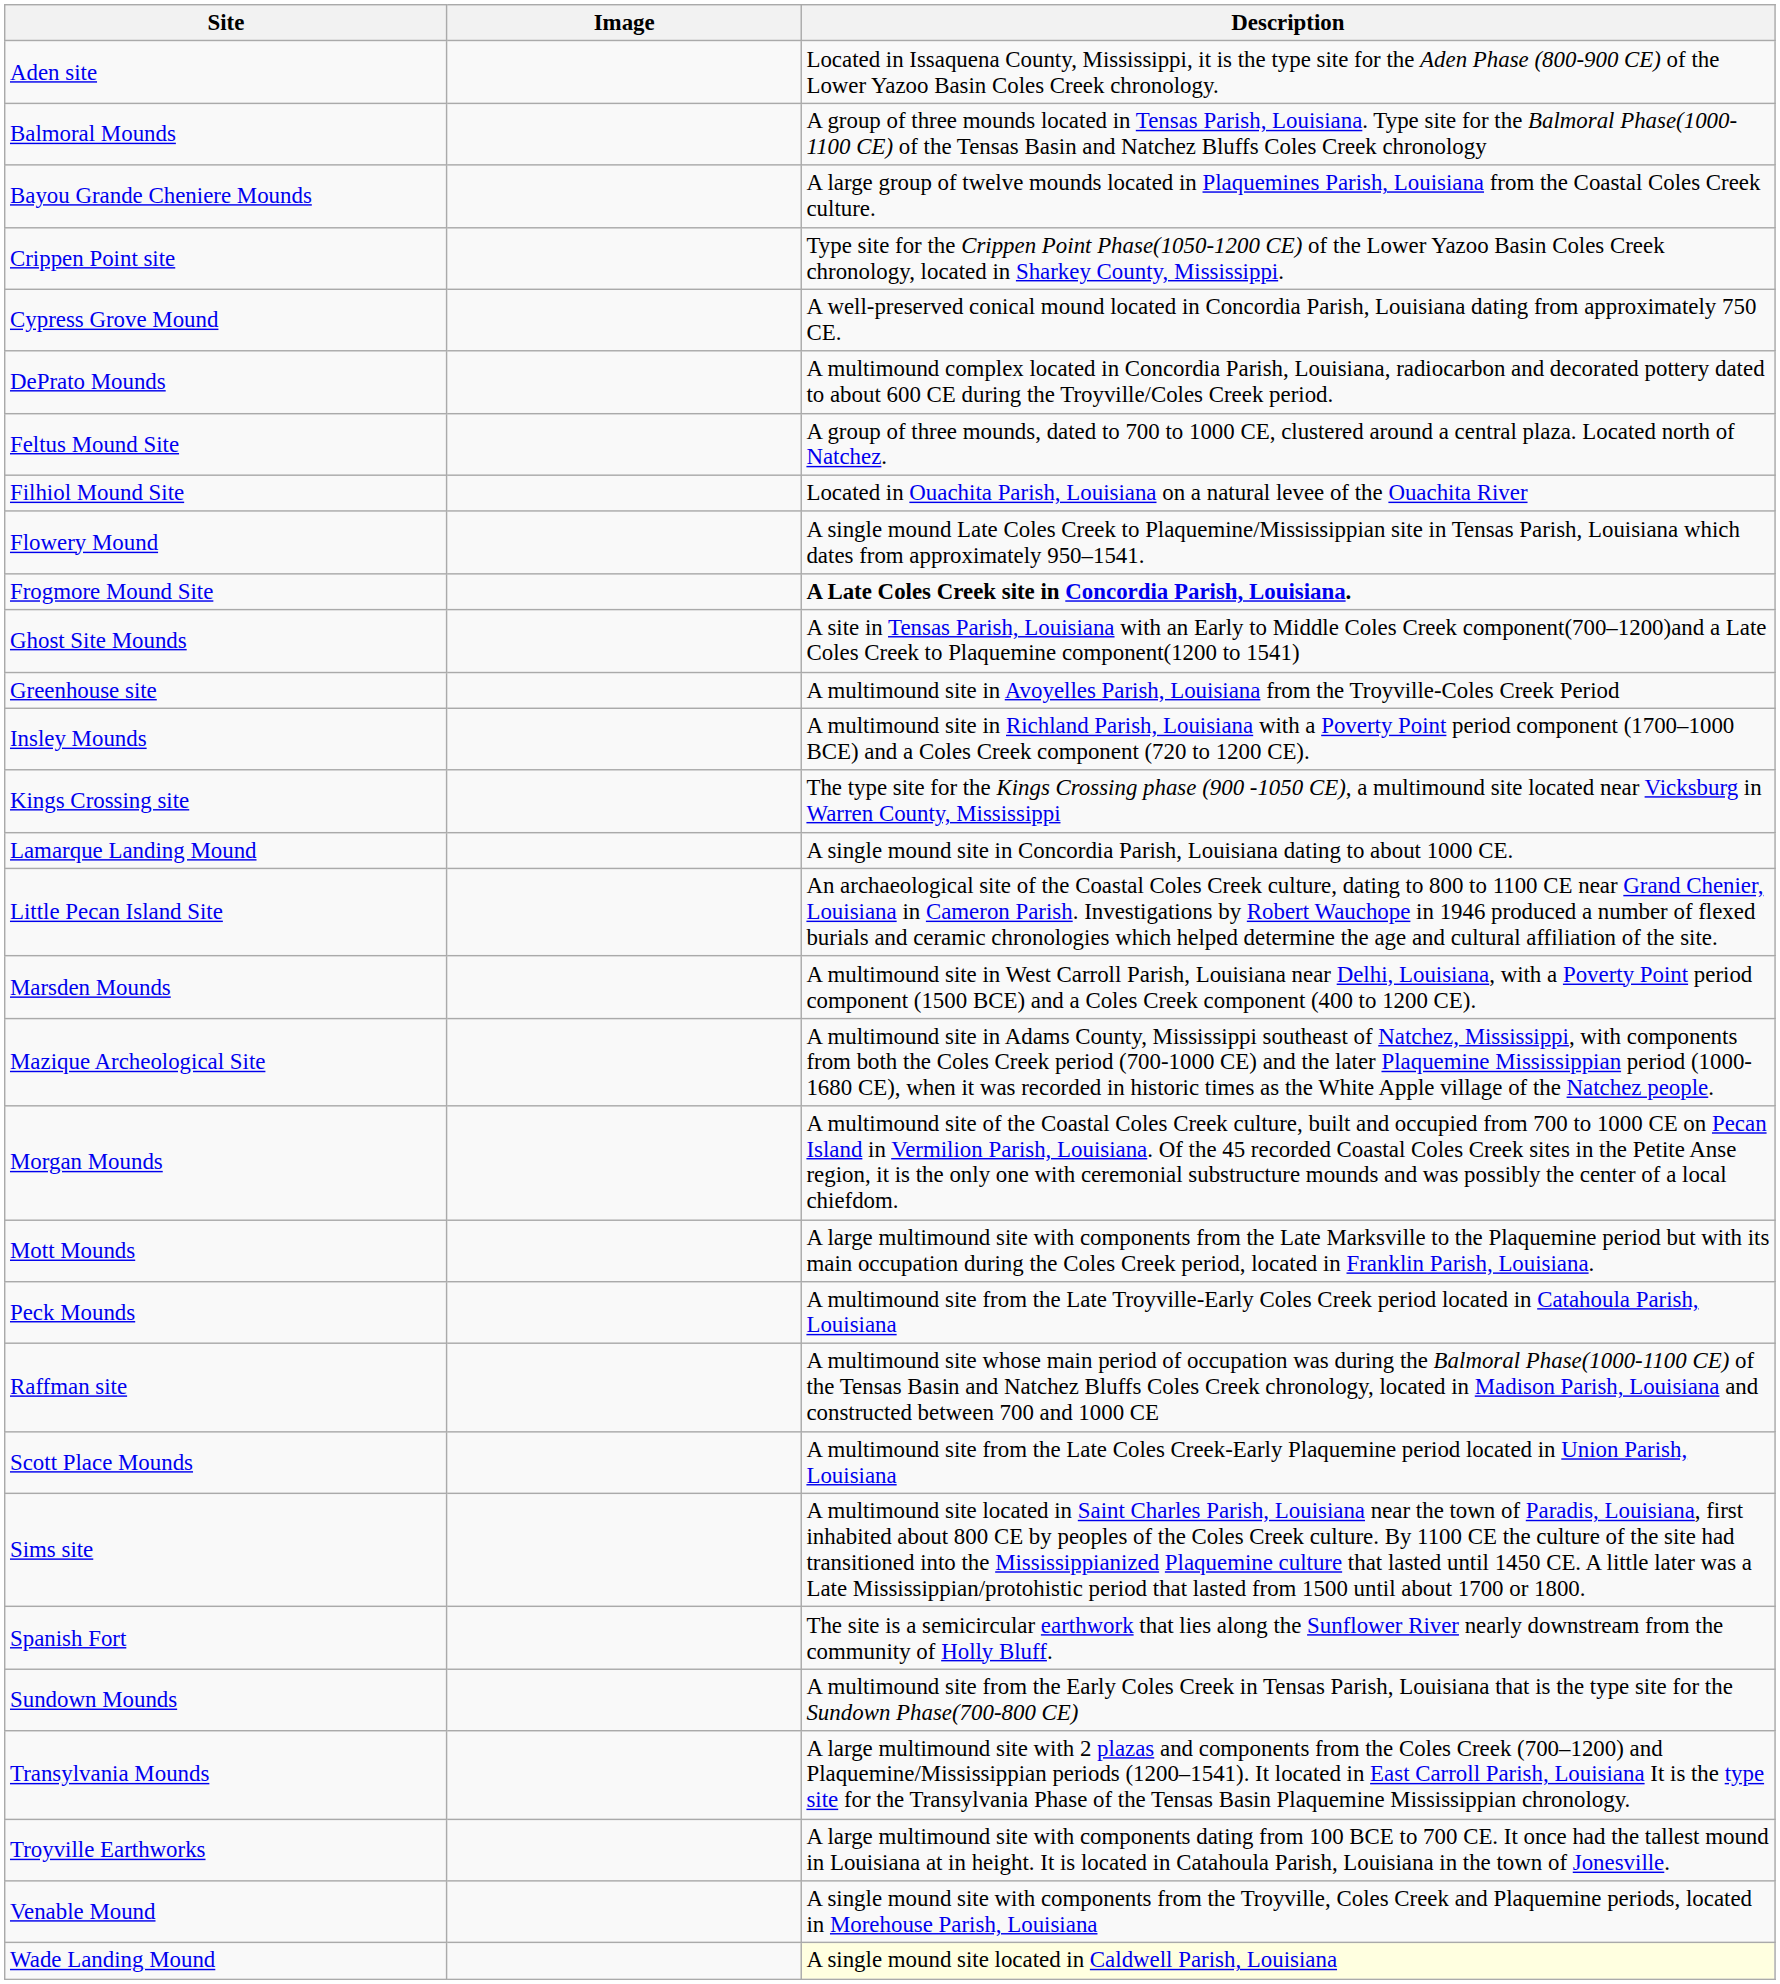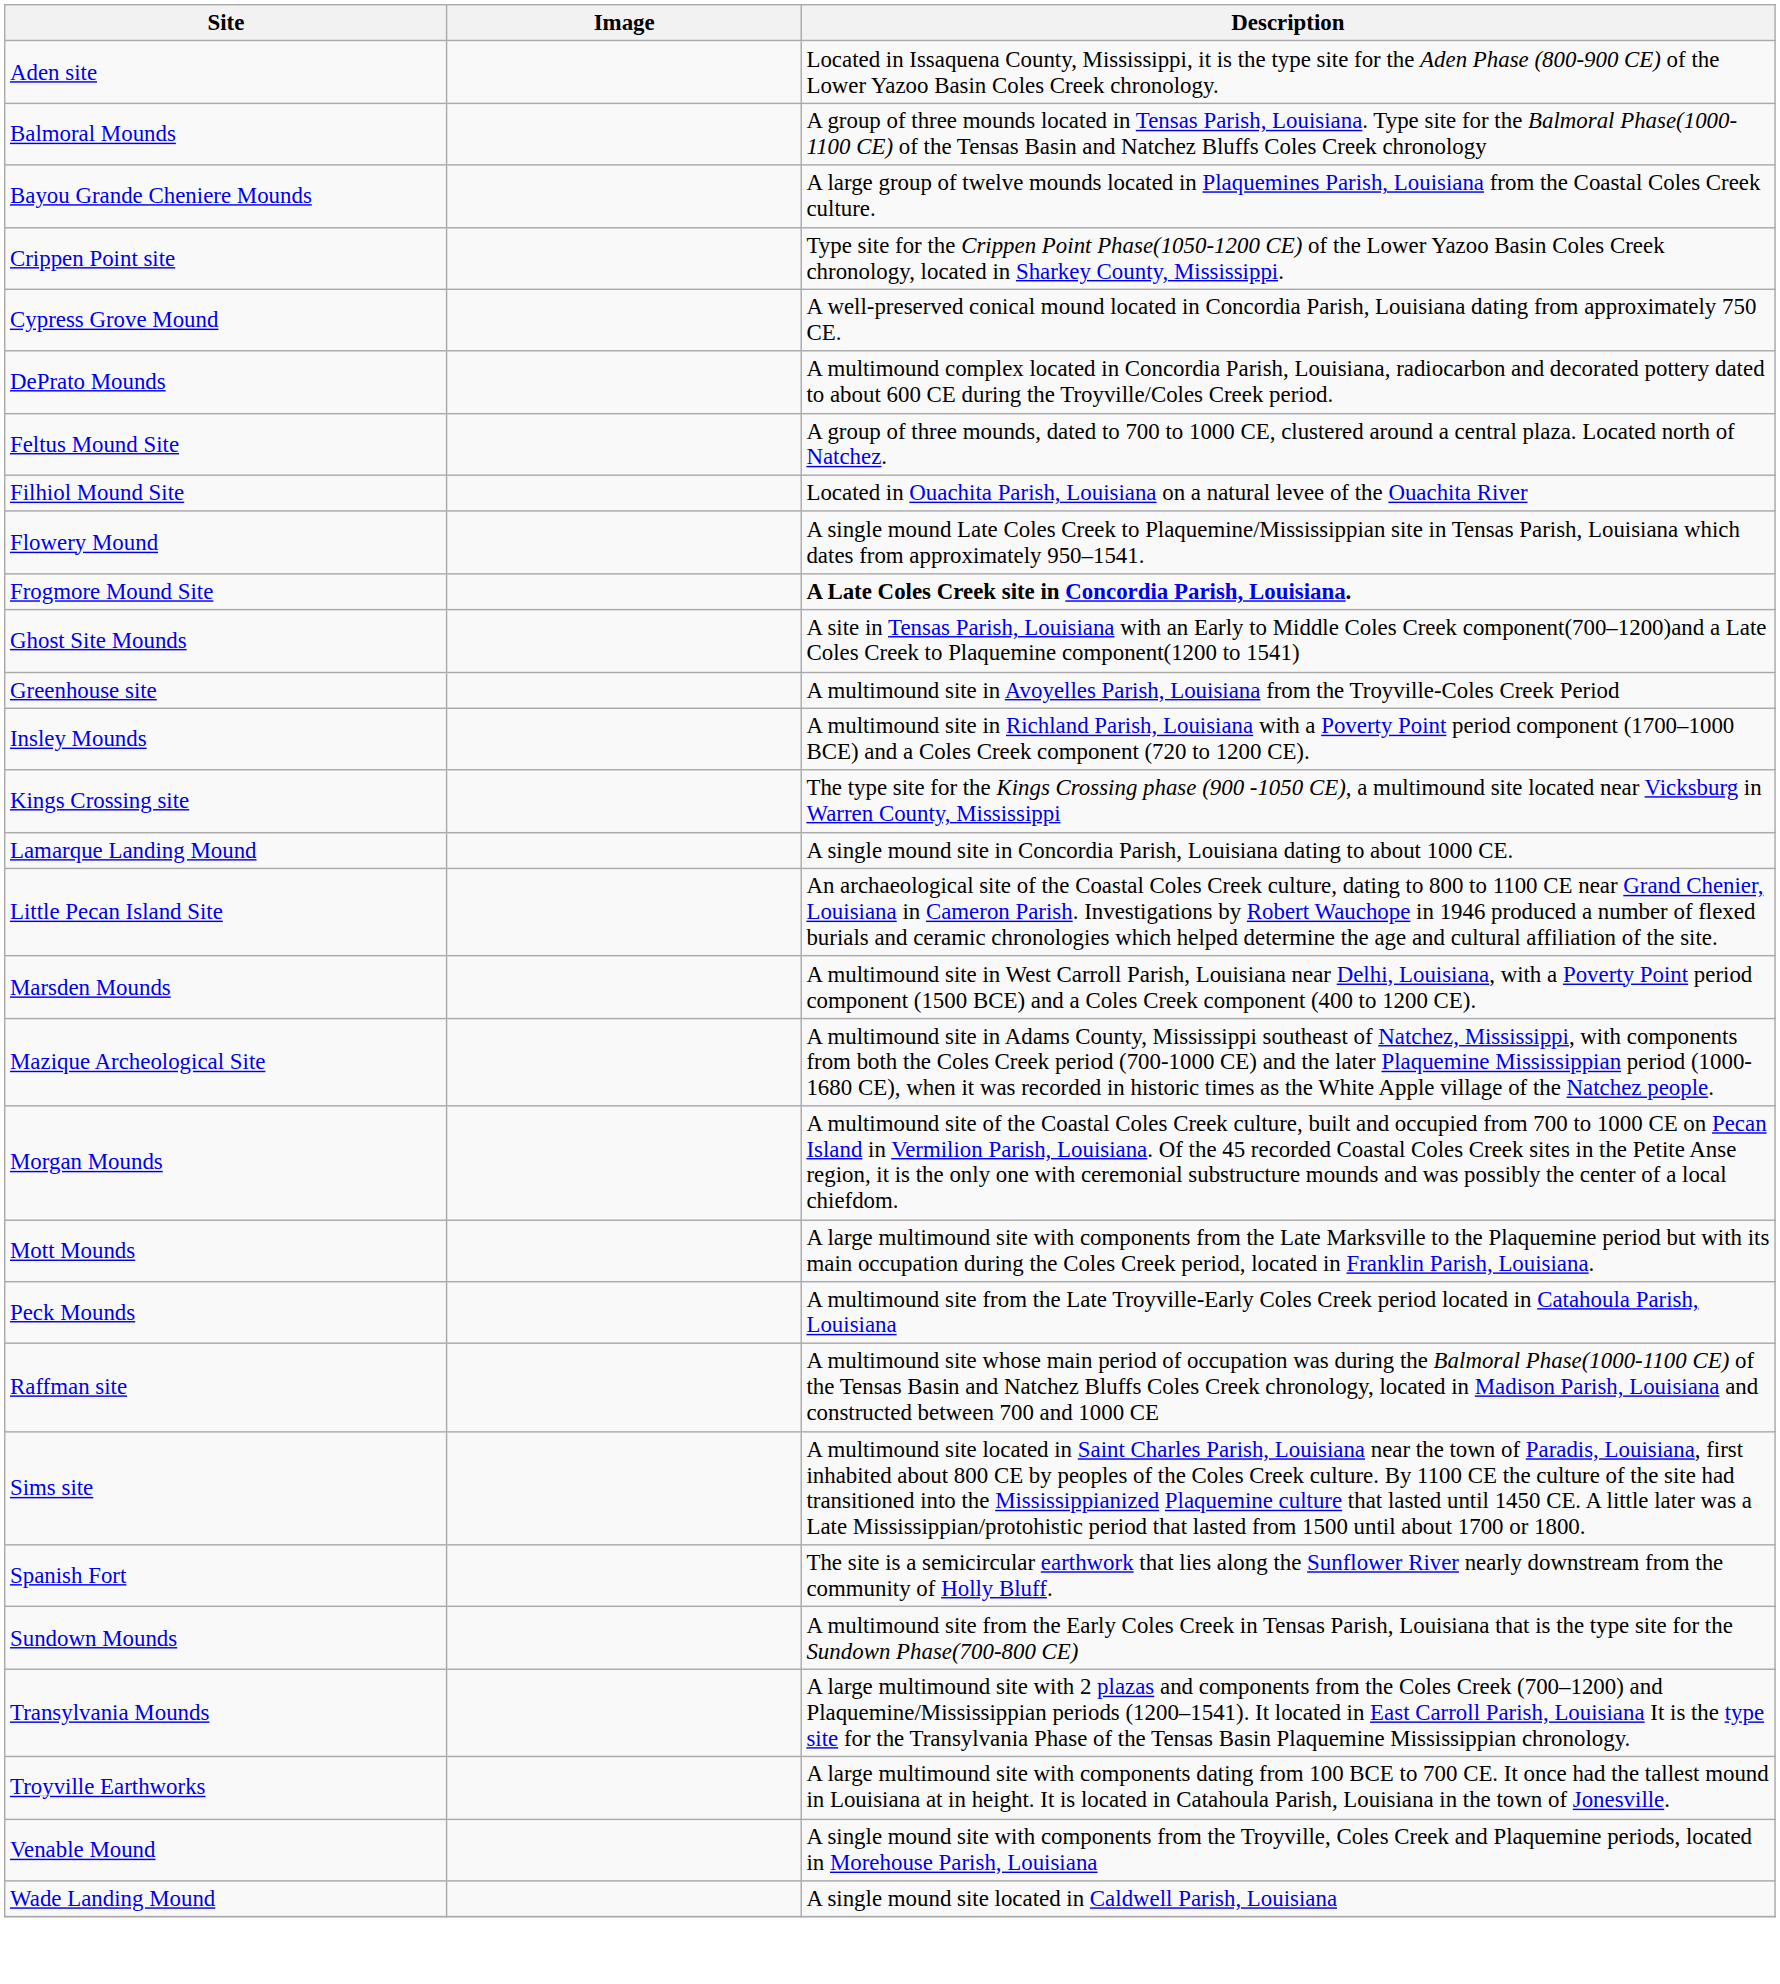- row: (102, 1462)
(1072, 1960) lightyellow background -> (1072, 1898) no background
